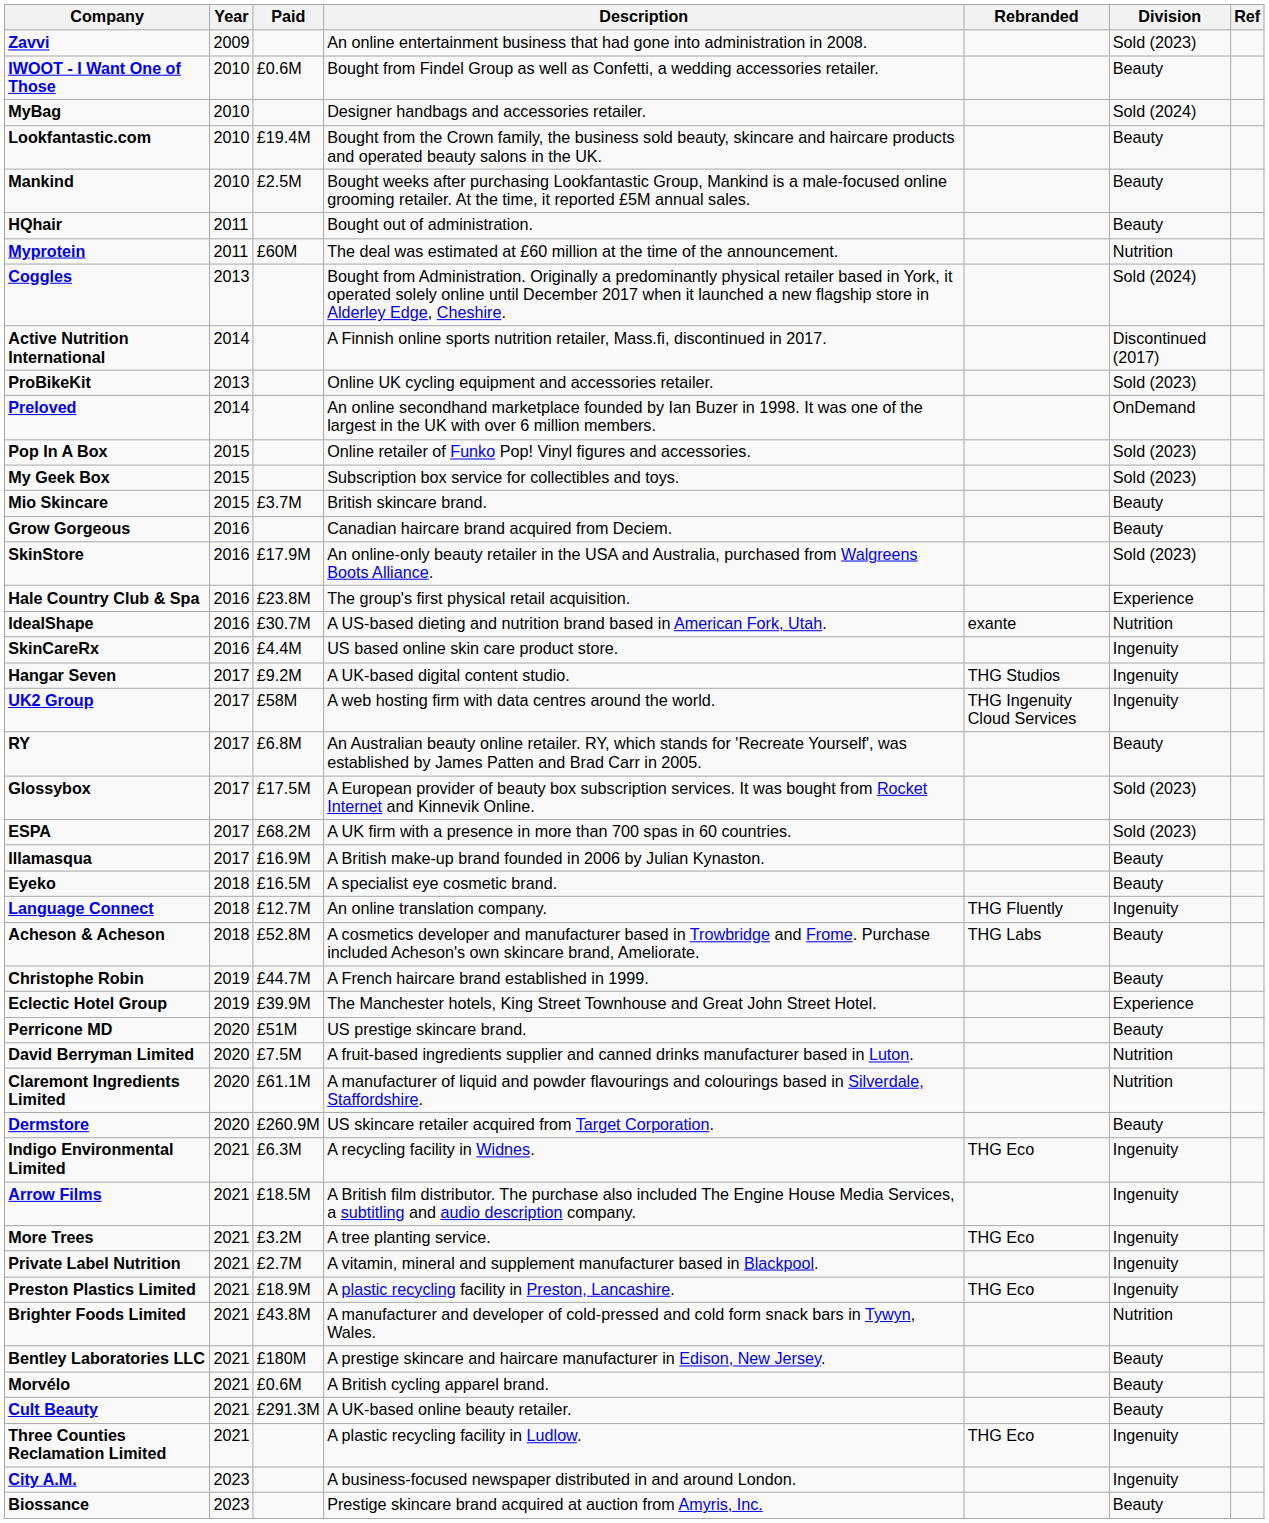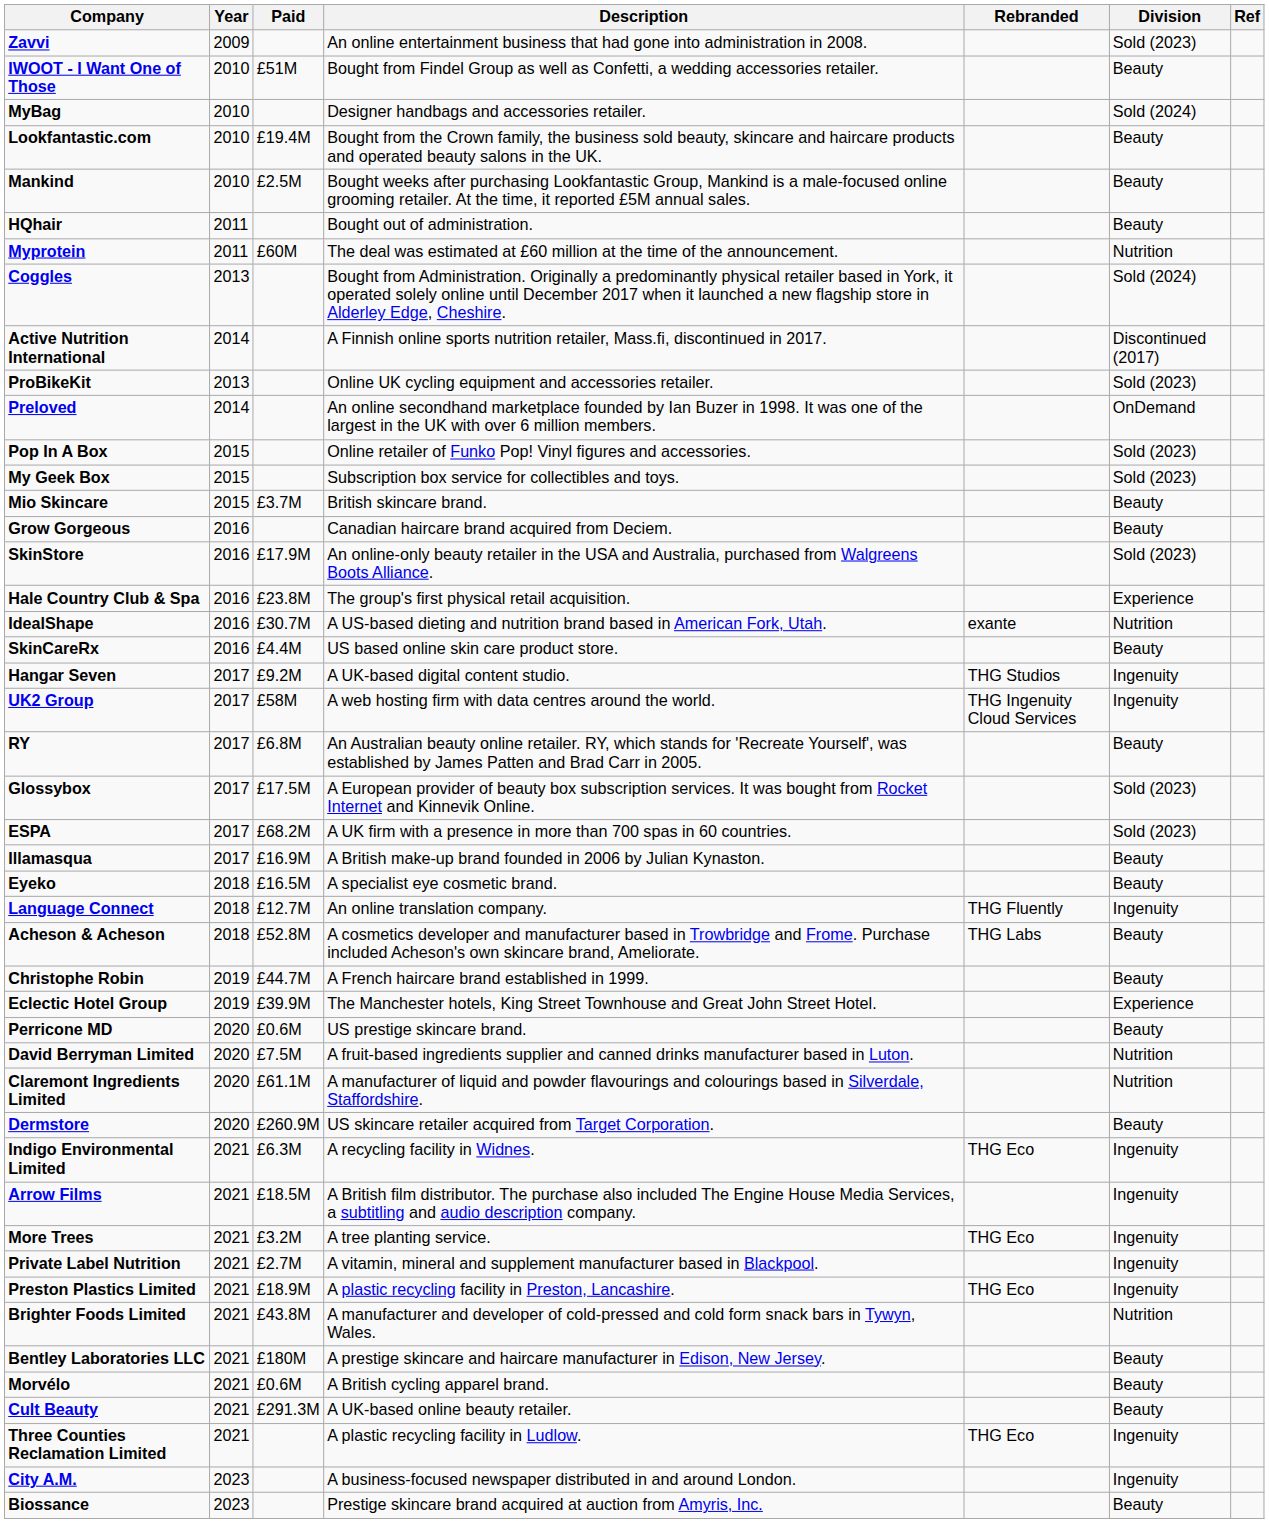(279, 68) £0.6M -> (277, 68) £51M
(1146, 649) Ingenuity -> (1138, 649) Beauty
(277, 1029) £51M -> (279, 1029) £0.6M
